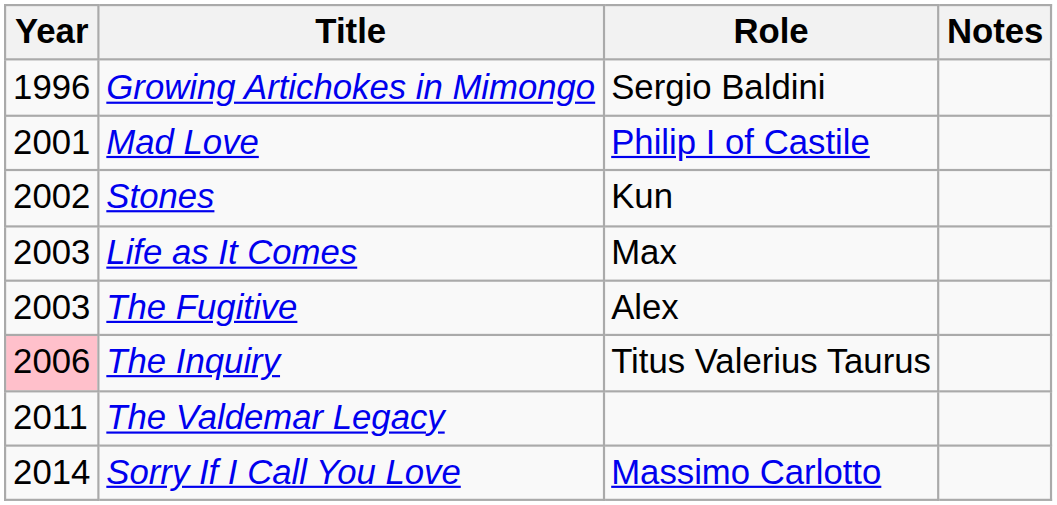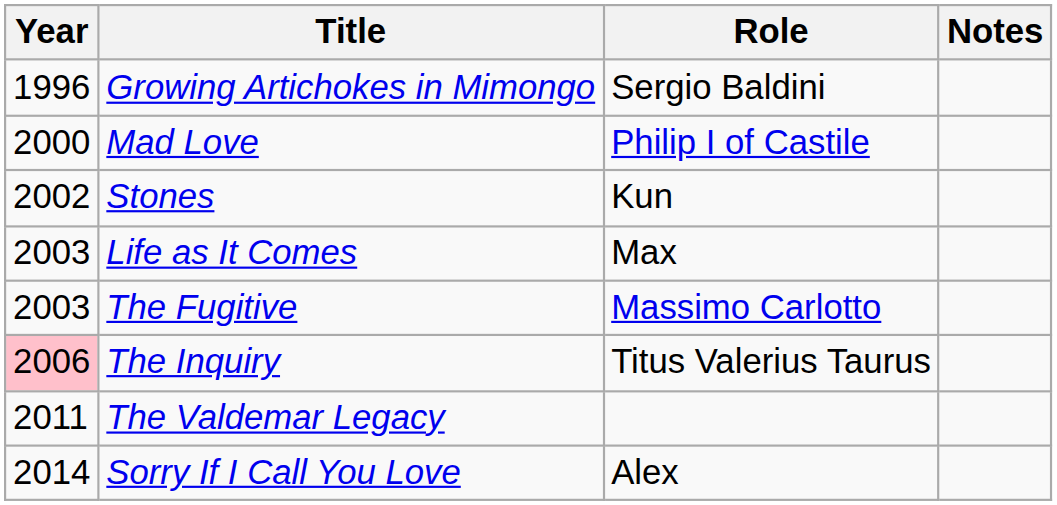(52, 142) 2001 -> (52, 142) 2000
(645, 307) Alex -> (746, 307) Massimo Carlotto
(746, 472) Massimo Carlotto -> (645, 472) Alex
